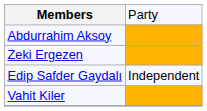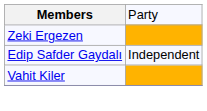- row: (59, 35)
